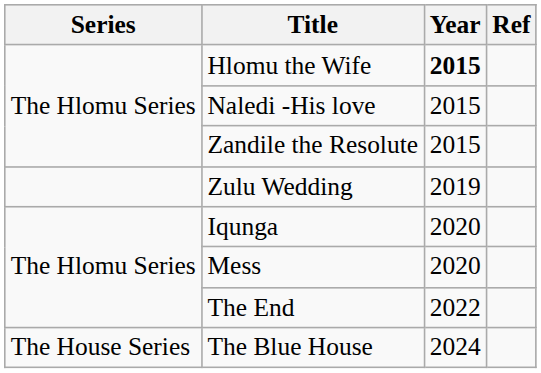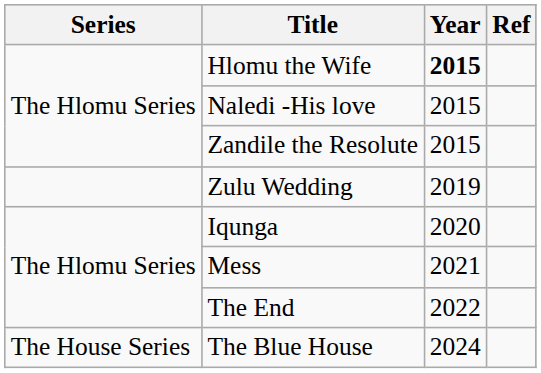(455, 266) 2020 -> (455, 266) 2021
